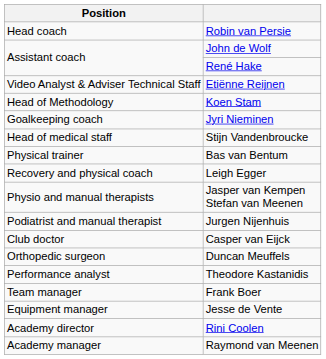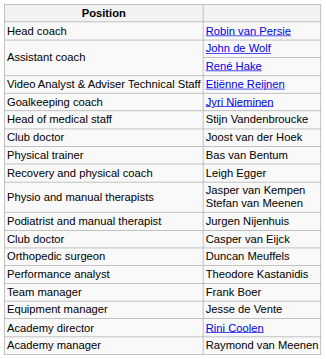- row: (233, 102)
+ row: (254, 137)
